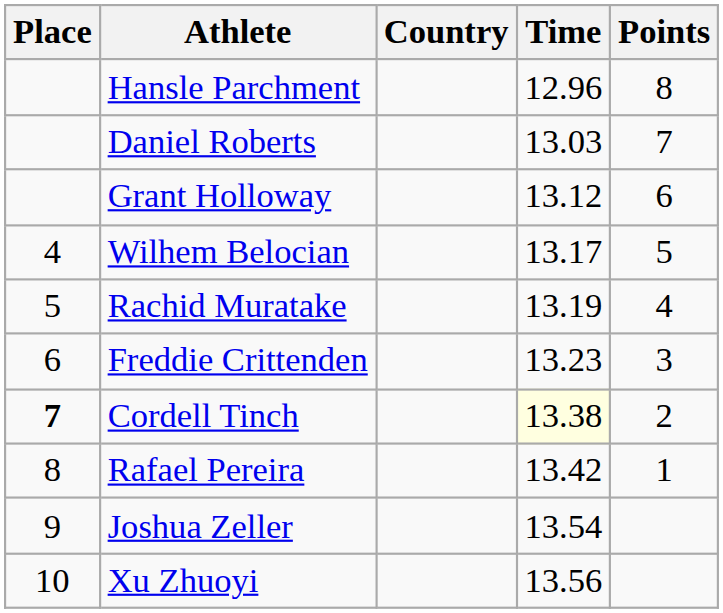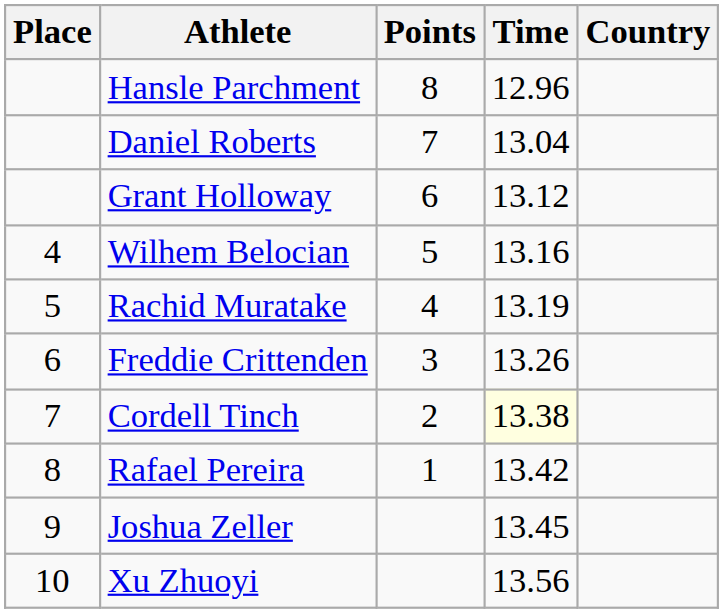columns swapped: (446, 31) <-> (664, 31)
(563, 141) 13.03 -> (531, 141) 13.04
(563, 251) 13.17 -> (531, 251) 13.16
(563, 360) 13.23 -> (531, 360) 13.26
(52, 415) bold -> (52, 415) normal
(563, 525) 13.54 -> (531, 525) 13.45
